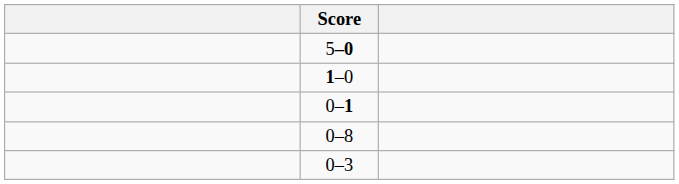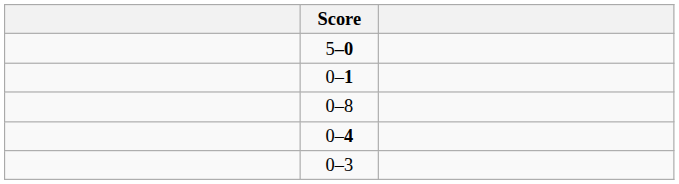- row: (339, 77)
+ row: (339, 135)
